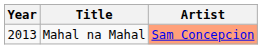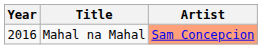(22, 34) 2013 -> (22, 34) 2016
